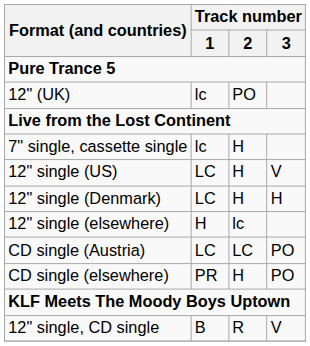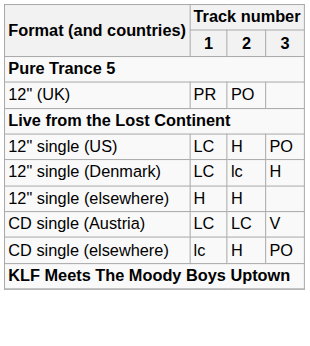(201, 95) lc -> (205, 95) PR
- row: (98, 146)
(276, 172) V -> (281, 146) PO
(238, 198) H -> (237, 172) lc
(238, 224) lc -> (237, 198) H
(283, 250) PO -> (275, 224) V
(206, 276) PR -> (199, 250) lc
- row: (84, 328)
